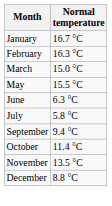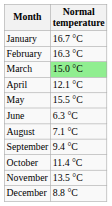(68, 69) no background -> (68, 69) lightgreen background
+ row: (17, 85)
- row: (15, 116)
+ row: (21, 131)
